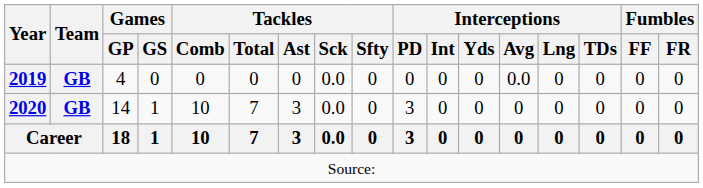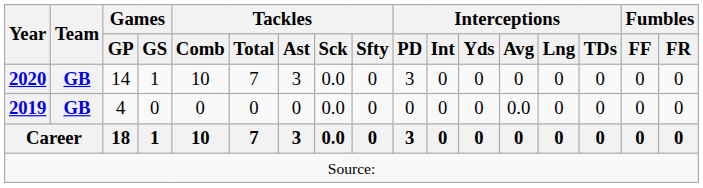rows swapped: (28, 78) <-> (28, 108)
